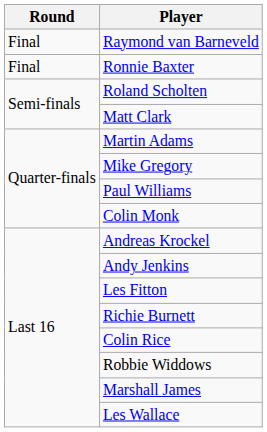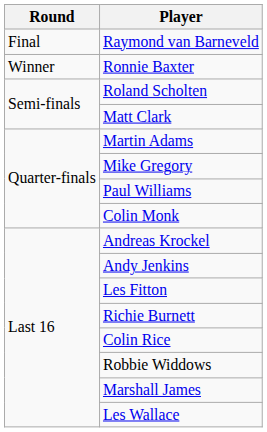(24, 66) Final -> (31, 66) Winner
